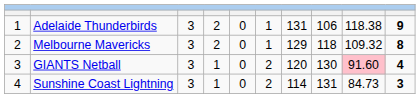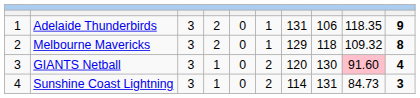(363, 26) 118.38 -> (363, 26) 118.35
